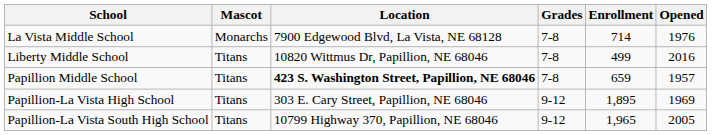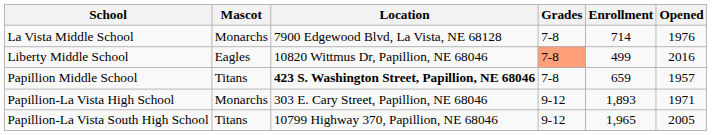(231, 57) Titans -> (232, 57) Eagles
(550, 57) no background -> (550, 57) lightsalmon background
(231, 99) Titans -> (241, 99) Monarchs
(621, 99) 1,895 -> (621, 99) 1,893
(682, 99) 1969 -> (682, 99) 1971
